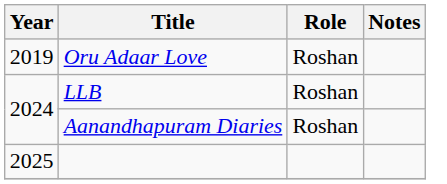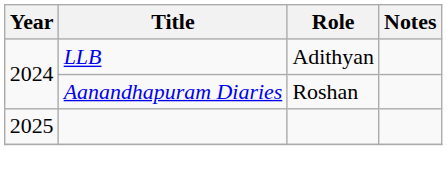- row: (32, 56)
(325, 91) Roshan -> (333, 56) Adithyan
